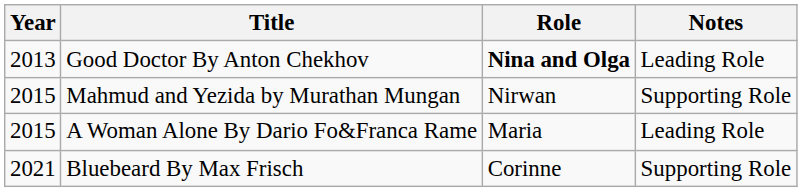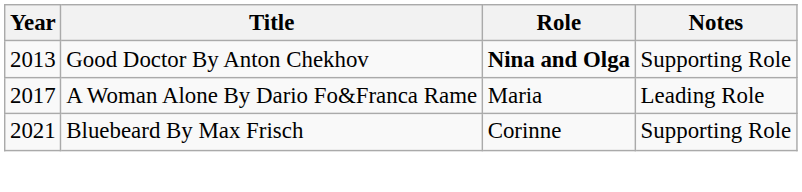(703, 58) Leading Role -> (716, 58) Supporting Role
- row: (263, 95)
(33, 131) 2015 -> (33, 95) 2017
